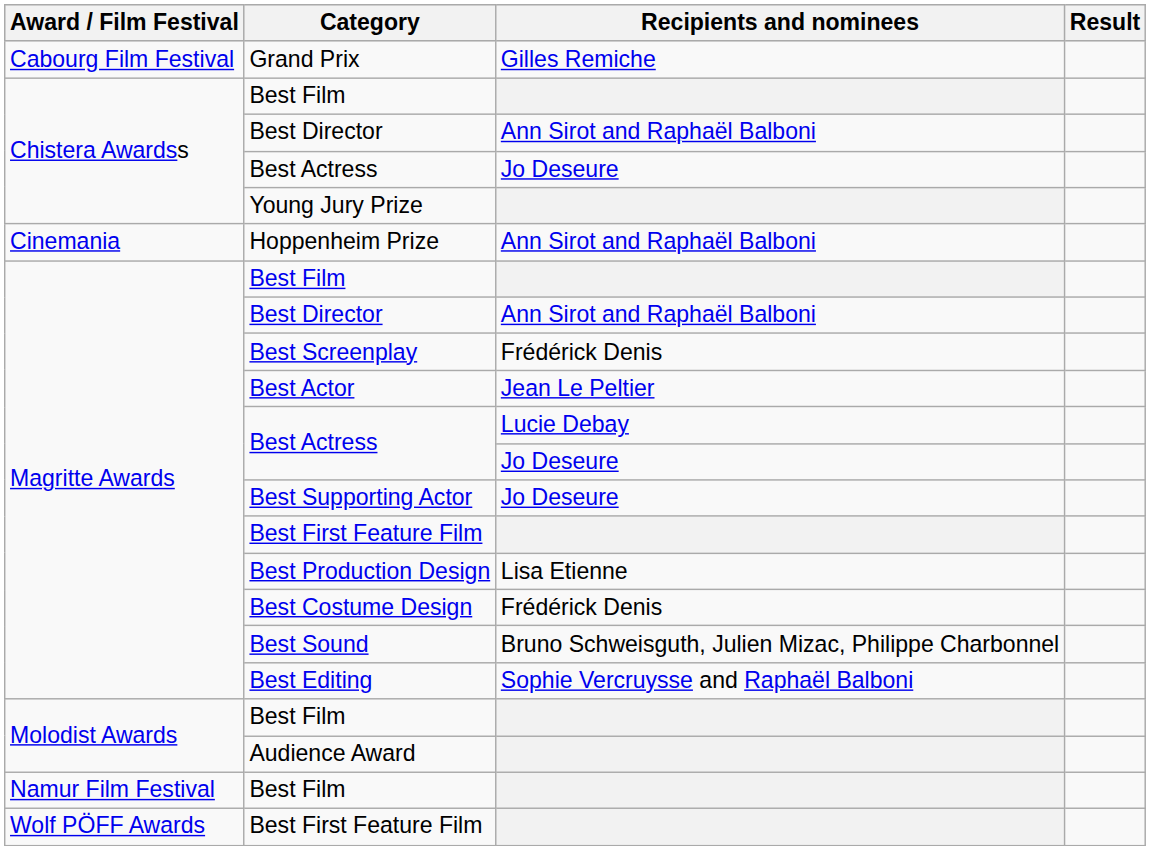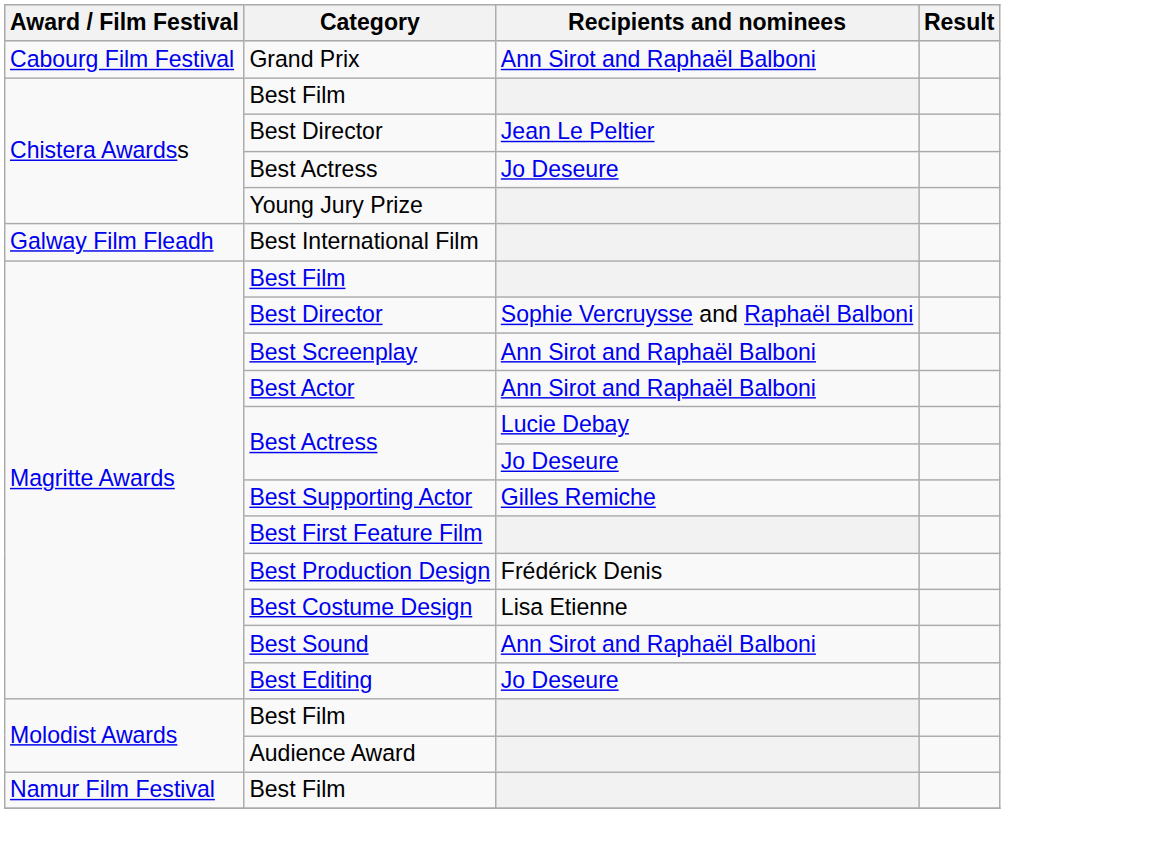(578, 59) Gilles Remiche -> (658, 59) Ann Sirot and Raphaël Balboni
(658, 132) Ann Sirot and Raphaël Balboni -> (578, 132) Jean Le Peltier
- row: (65, 242)
+ row: (112, 242)
(658, 315) Ann Sirot and Raphaël Balboni -> (707, 315) Sophie Vercruysse and Raphaël Balboni
(581, 351) Frédérick Denis -> (658, 351) Ann Sirot and Raphaël Balboni
(578, 388) Jean Le Peltier -> (658, 388) Ann Sirot and Raphaël Balboni
(560, 497) Jo Deseure -> (578, 497) Gilles Remiche
(564, 570) Lisa Etienne -> (581, 570) Frédérick Denis
(581, 607) Frédérick Denis -> (564, 607) Lisa Etienne
(780, 643) Bruno Schweisguth, Julien Mizac, Philippe Charbonnel -> (658, 643) Ann Sirot and Raphaël Balboni
(707, 680) Sophie Vercruysse and Raphaël Balboni -> (560, 680) Jo Deseure
- row: (108, 826)
